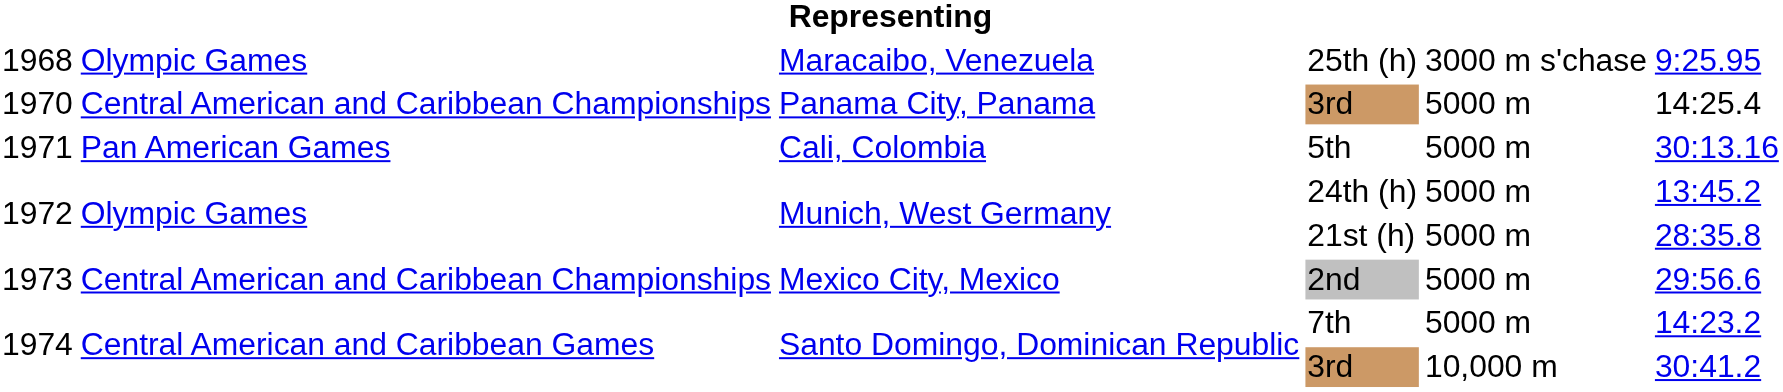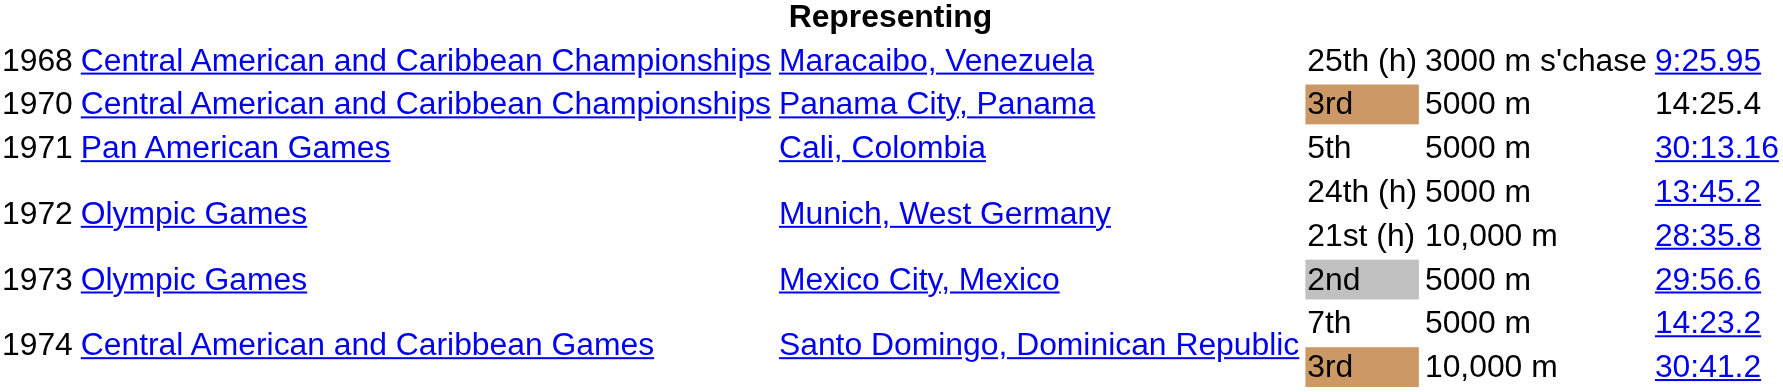(194, 60) Olympic Games -> (426, 60) Central American and Caribbean Championships
(1478, 235) 5000 m -> (1491, 235) 10,000 m
(426, 279) Central American and Caribbean Championships -> (194, 279) Olympic Games
